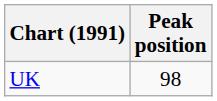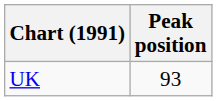(171, 78) 98 -> (171, 78) 93
